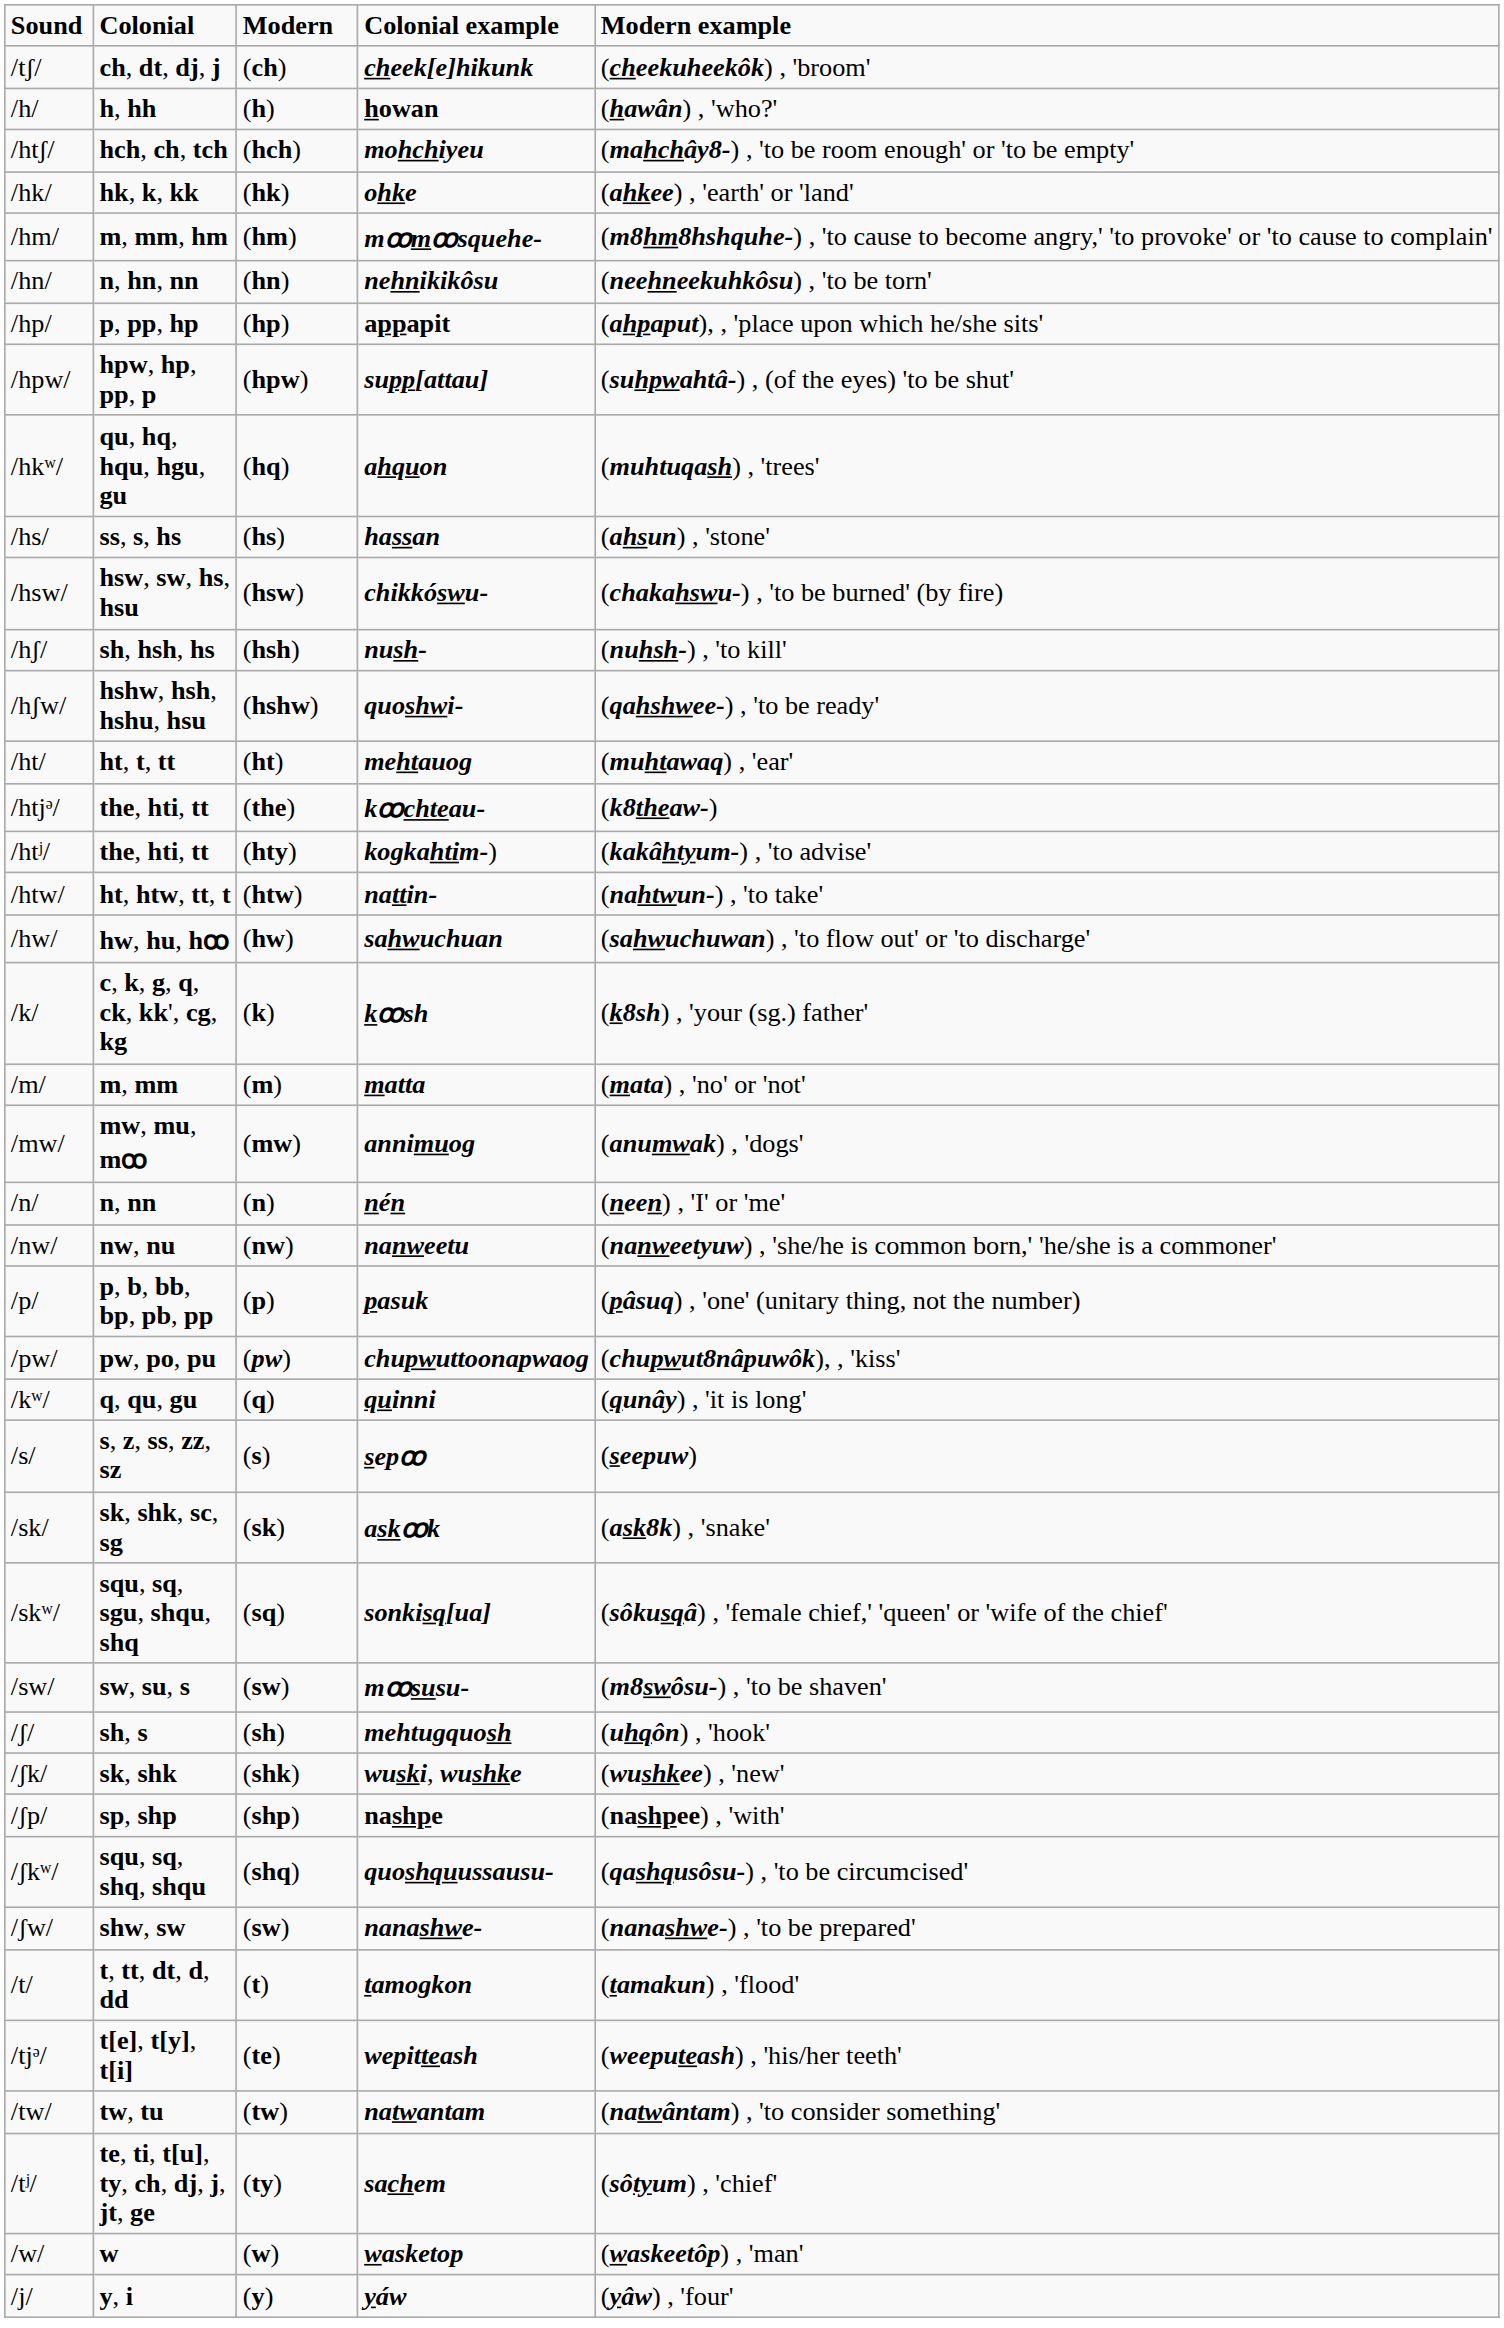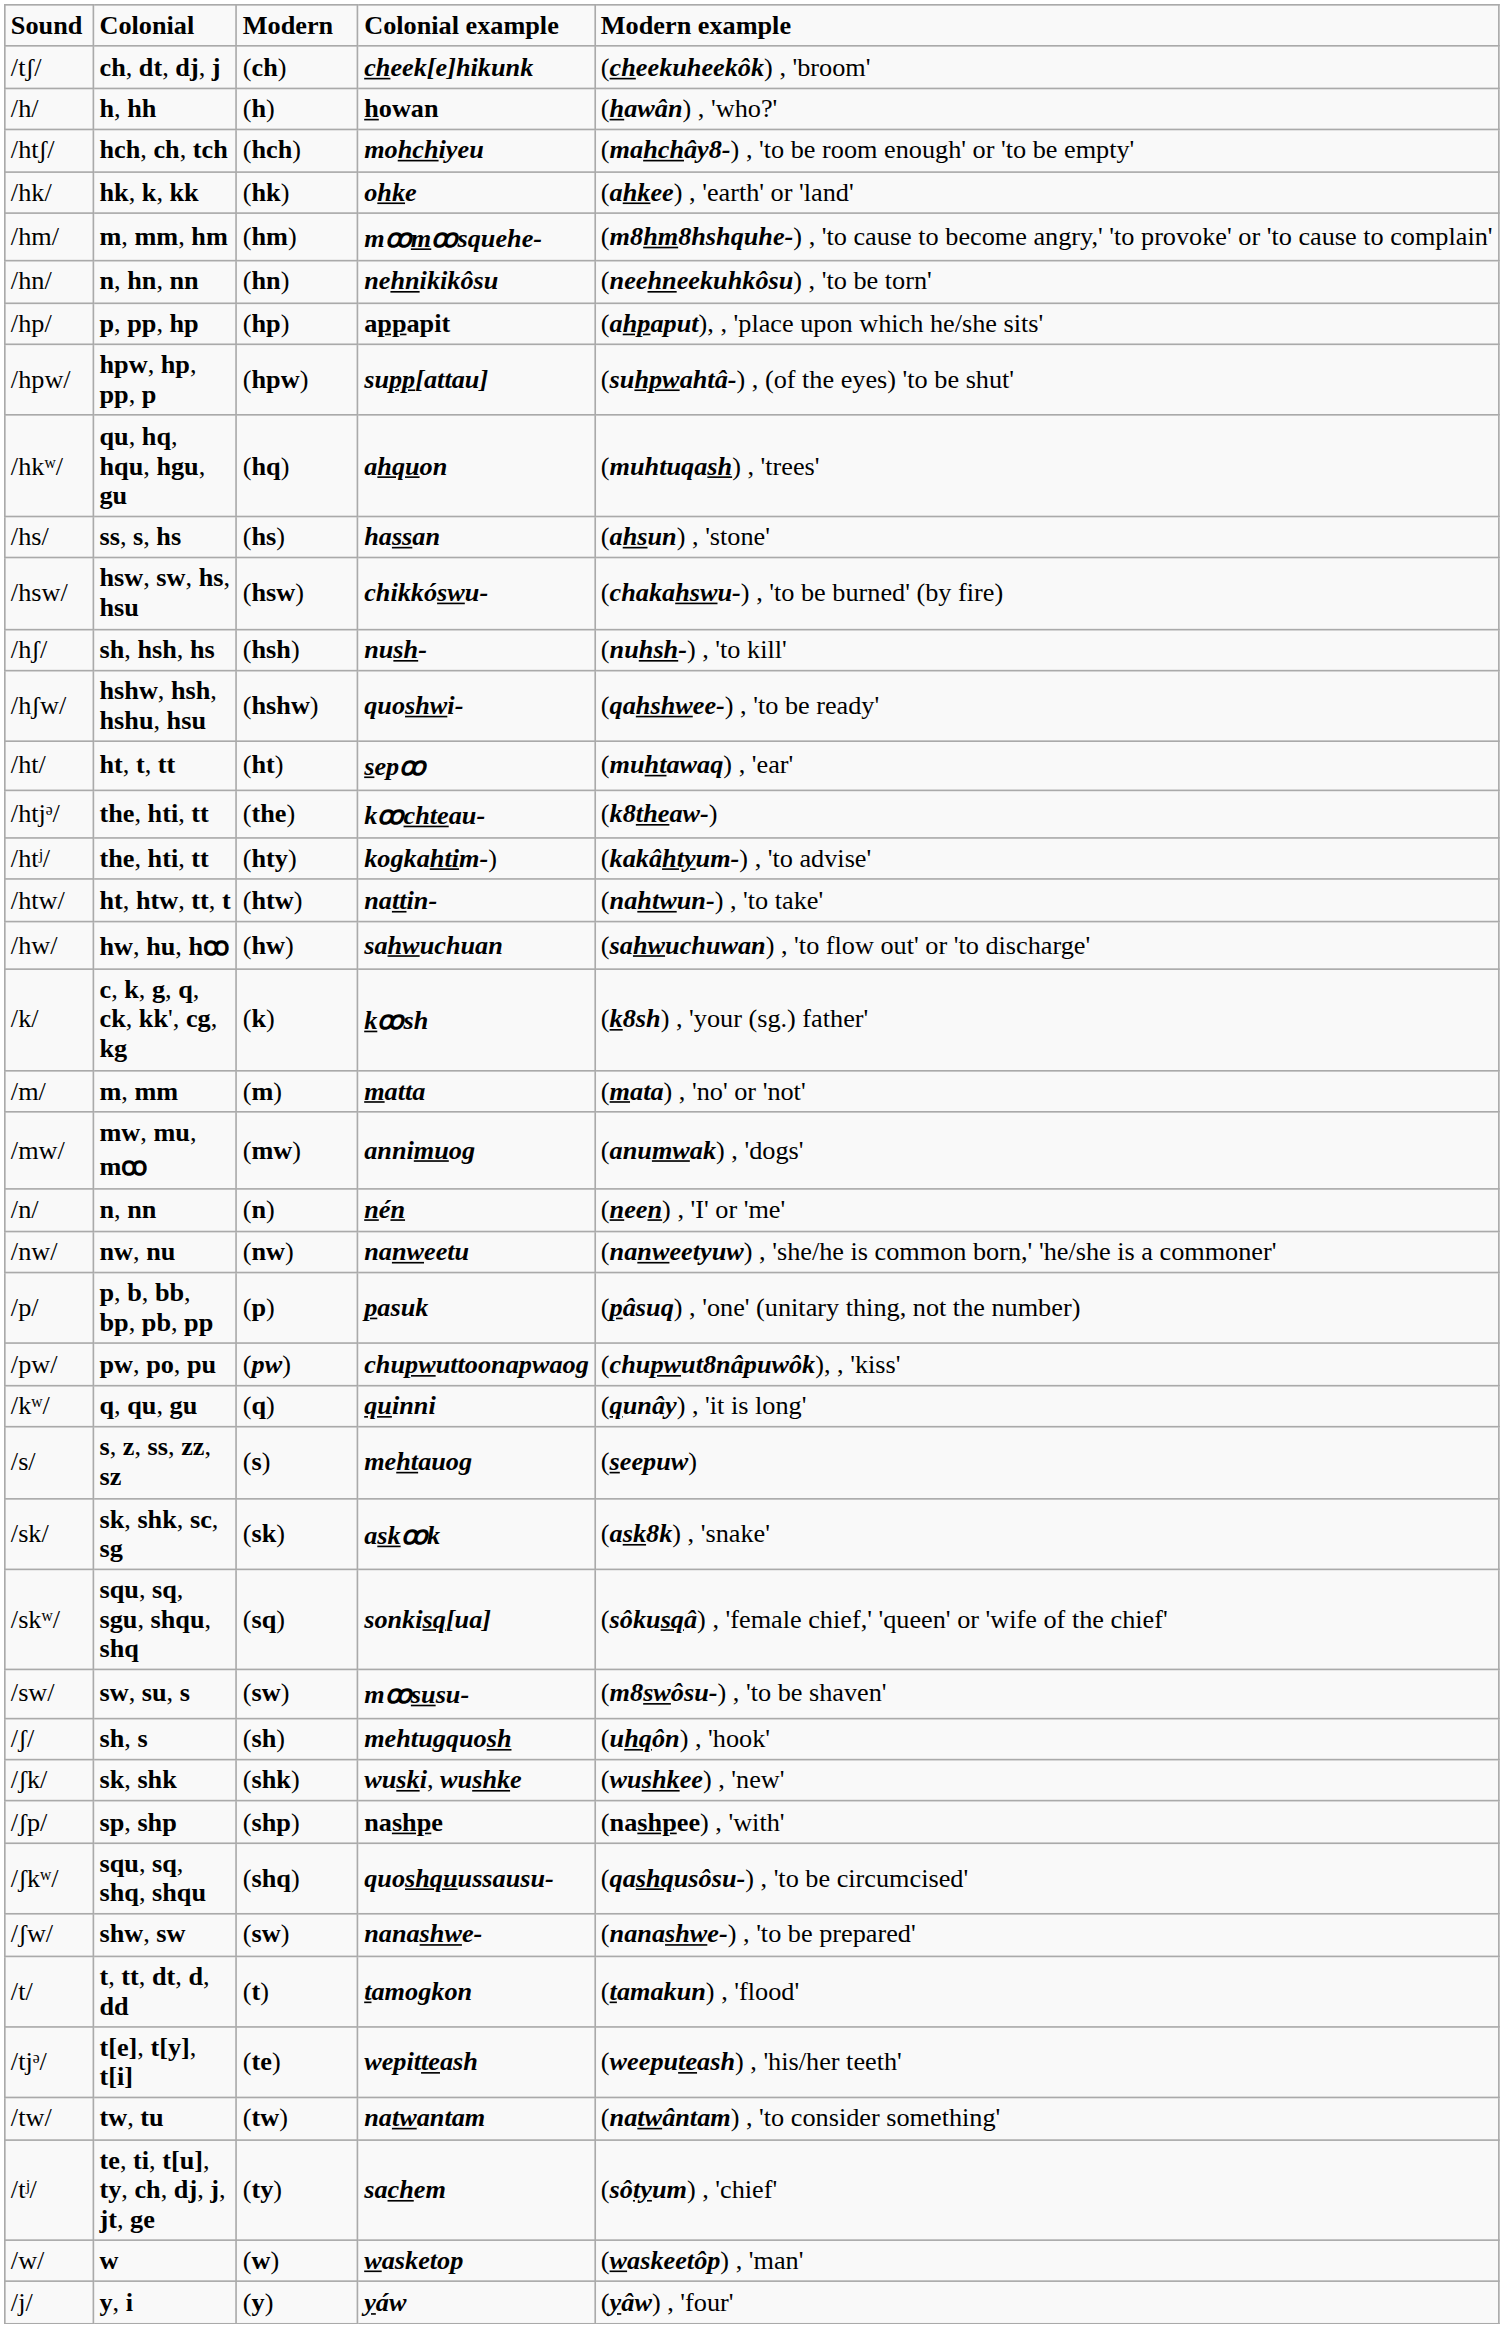(418, 762) mehtauog -> (395, 766) sepꝏ
(395, 1457) sepꝏ -> (418, 1462) mehtauog
